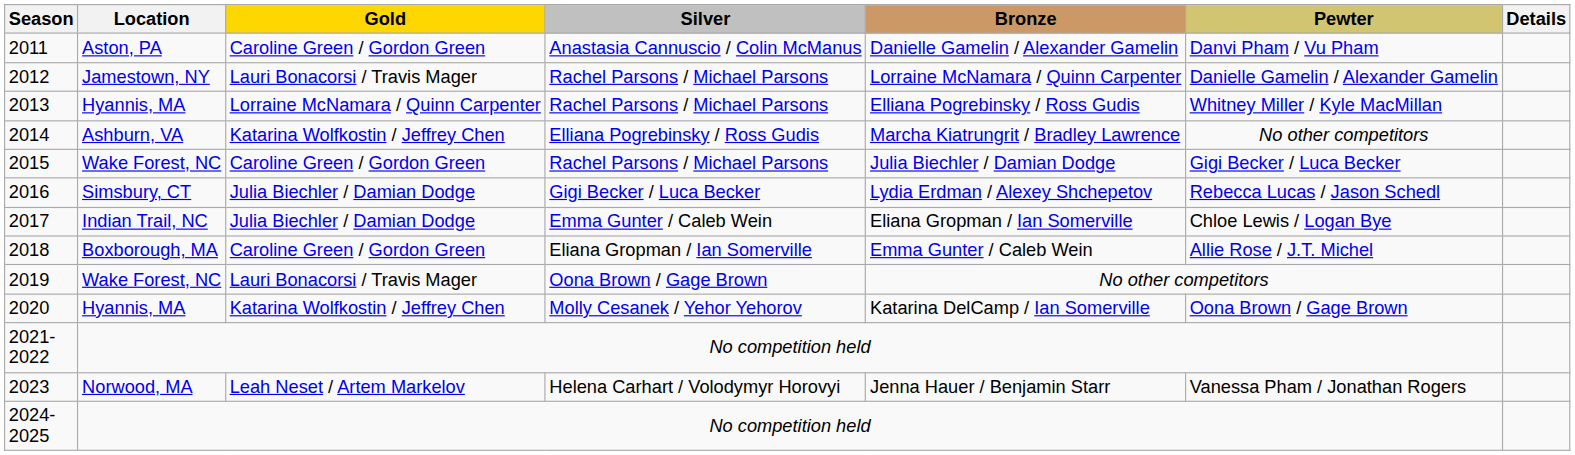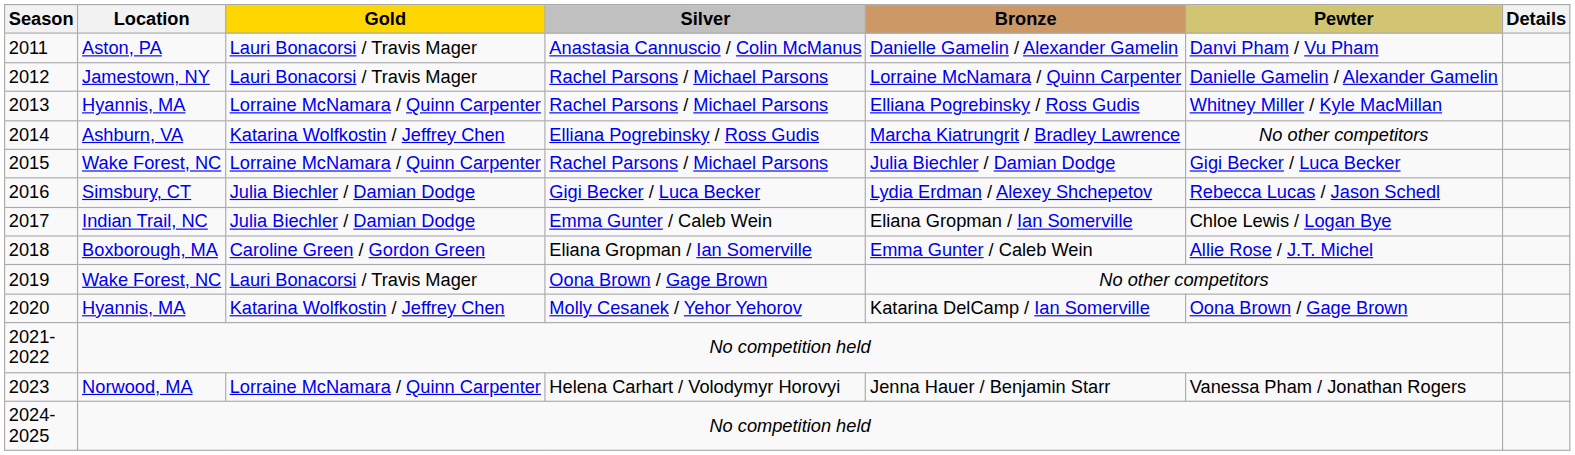(357, 47) Caroline Green / Gordon Green -> (353, 47) Lauri Bonacorsi / Travis Mager
(357, 163) Caroline Green / Gordon Green -> (385, 163) Lorraine McNamara / Quinn Carpenter
(347, 386) Leah Neset / Artem Markelov -> (385, 386) Lorraine McNamara / Quinn Carpenter
